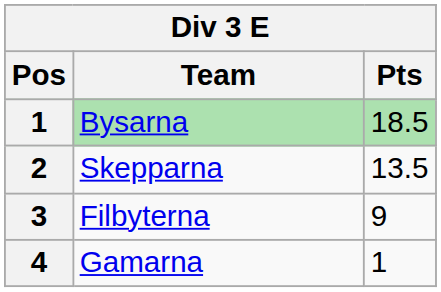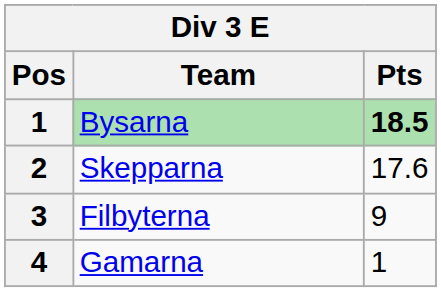(400, 121) normal -> (400, 121) bold
(400, 168) 13.5 -> (400, 168) 17.6
